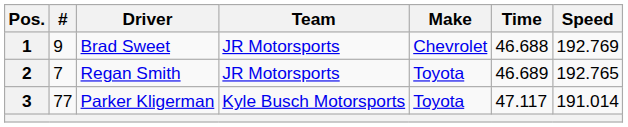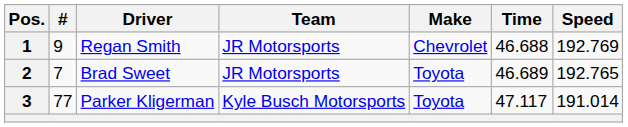(125, 46) Brad Sweet -> (131, 46) Regan Smith
(131, 73) Regan Smith -> (125, 73) Brad Sweet
